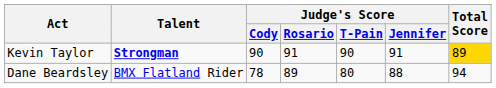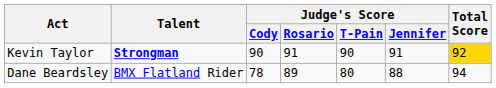(459, 53) 89 -> (459, 53) 92
